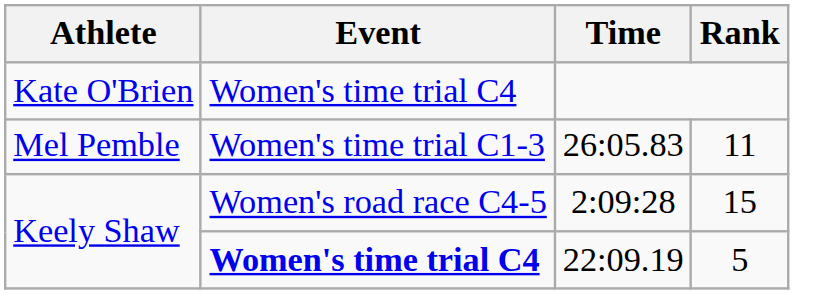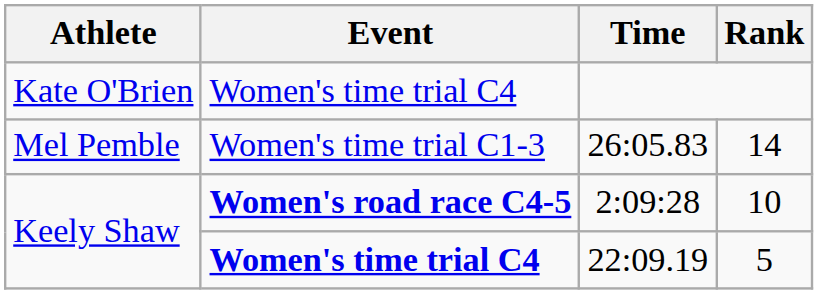(740, 146) 11 -> (764, 146) 14
(378, 202) normal -> (390, 202) bold
(740, 202) 15 -> (764, 202) 10
